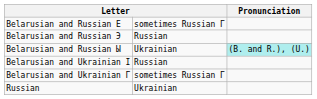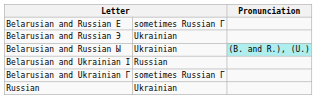(151, 37) Russian -> (156, 37) Ukrainian
